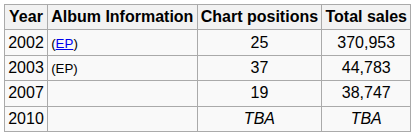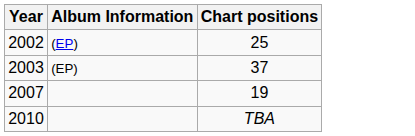- column: (366, 17)
